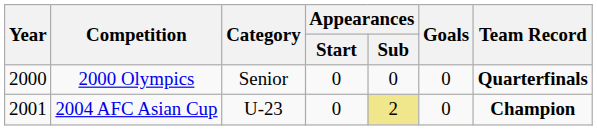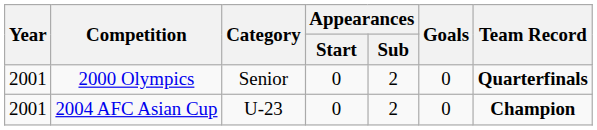(28, 79) 2000 -> (28, 79) 2001
(393, 79) 0 -> (393, 79) 2
(393, 109) khaki background -> (393, 109) no background
